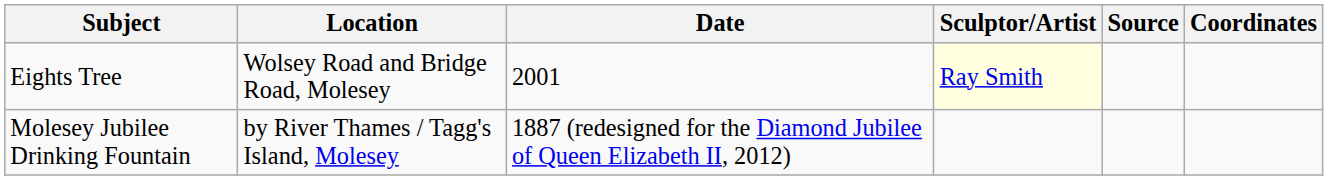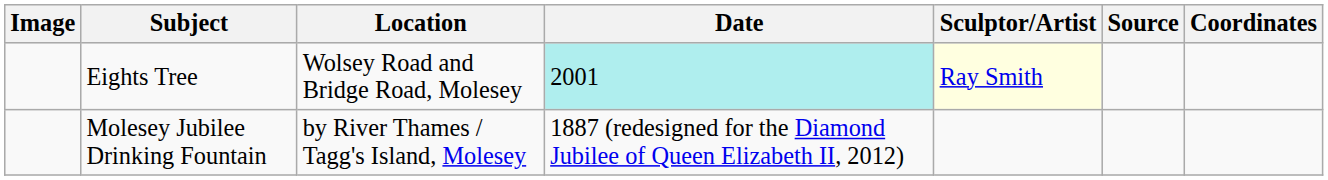+ column: (43, 23)
(536, 76) no background -> (574, 76) paleturquoise background
